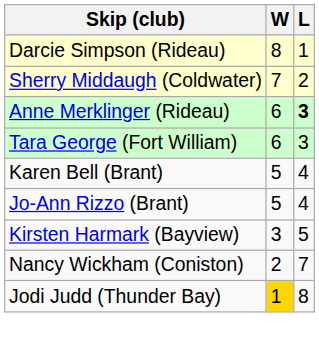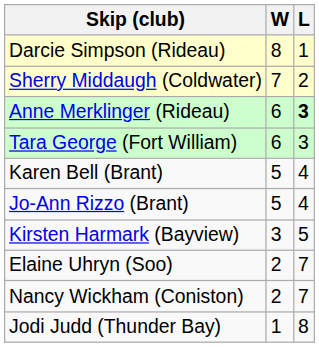+ row: (91, 265)
(276, 296) gold background -> (276, 326) no background
